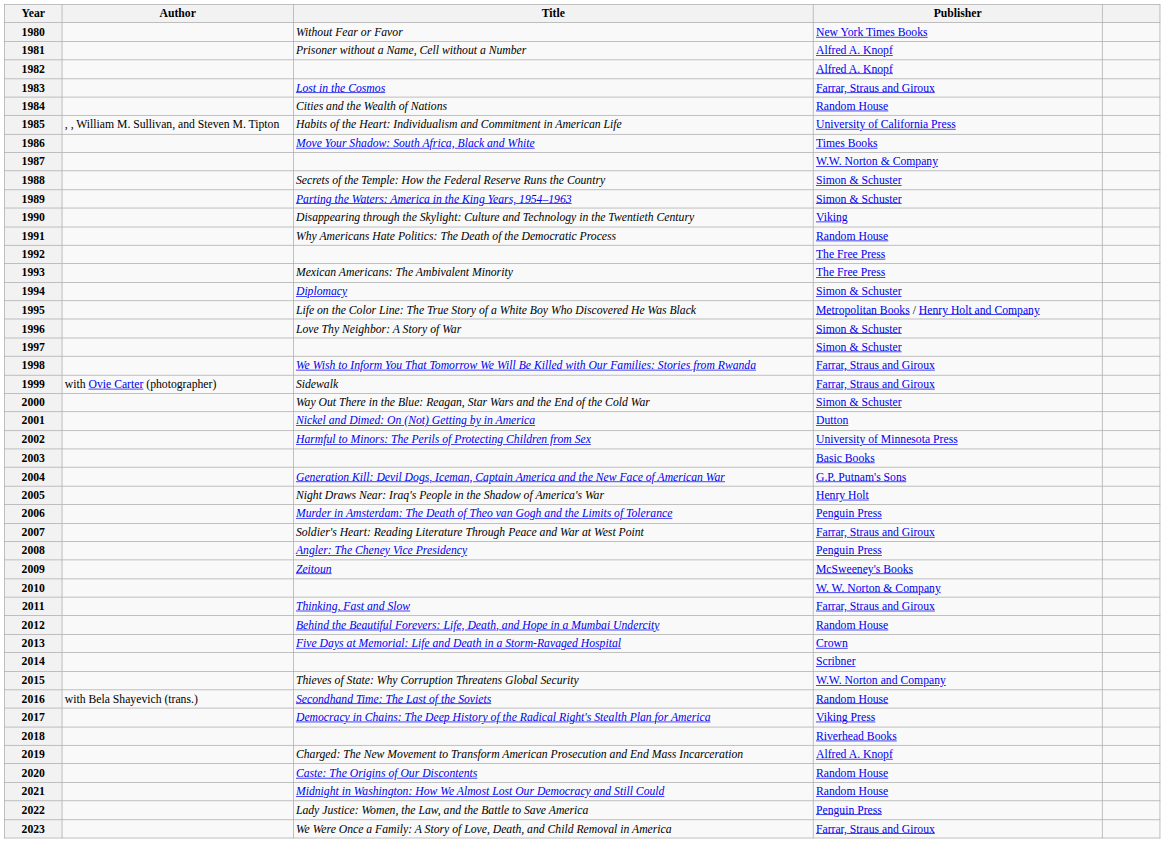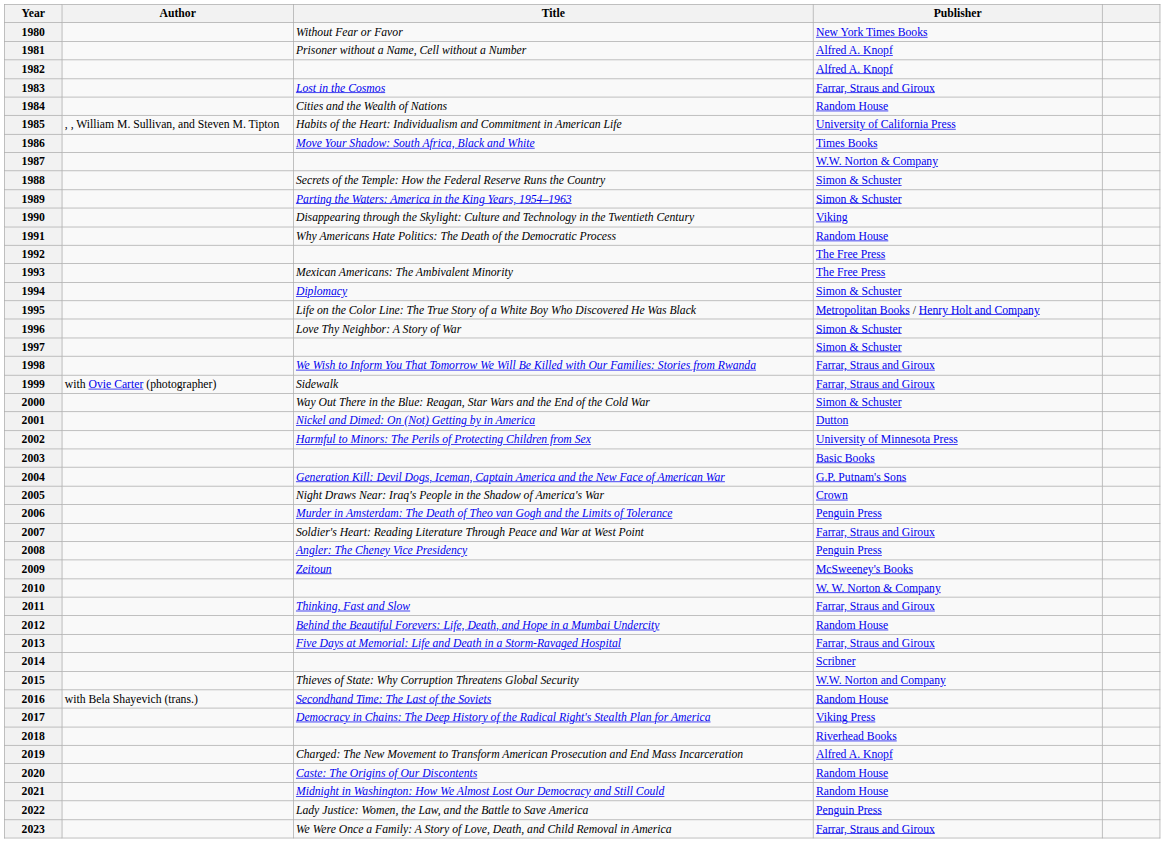(842, 495) Henry Holt -> (832, 495) Crown
(832, 643) Crown -> (875, 643) Farrar, Straus and Giroux
